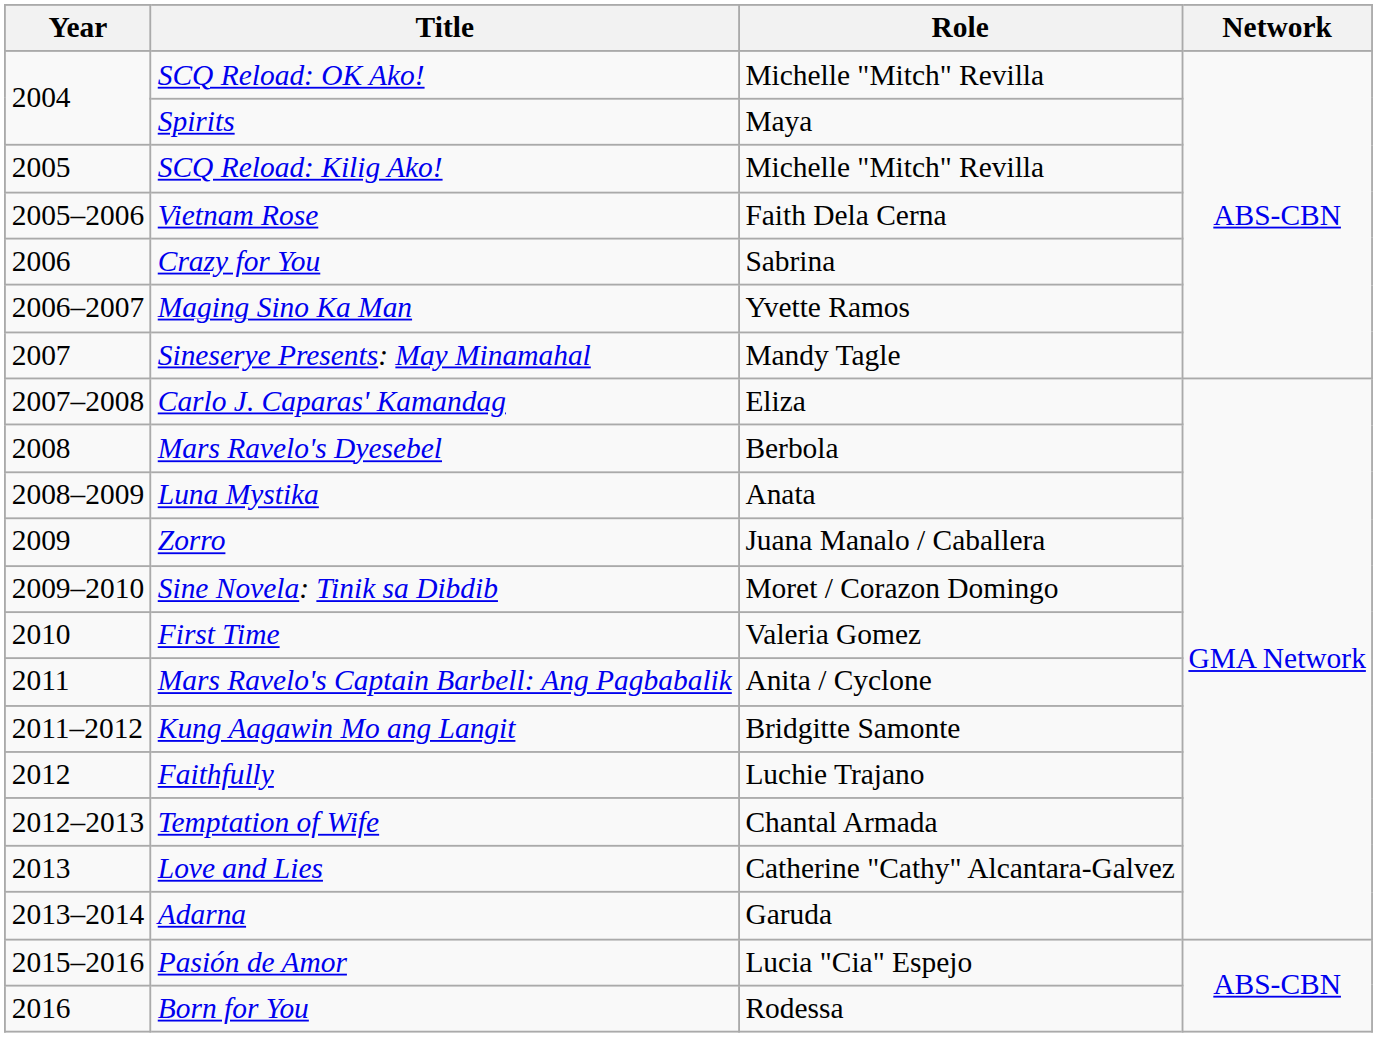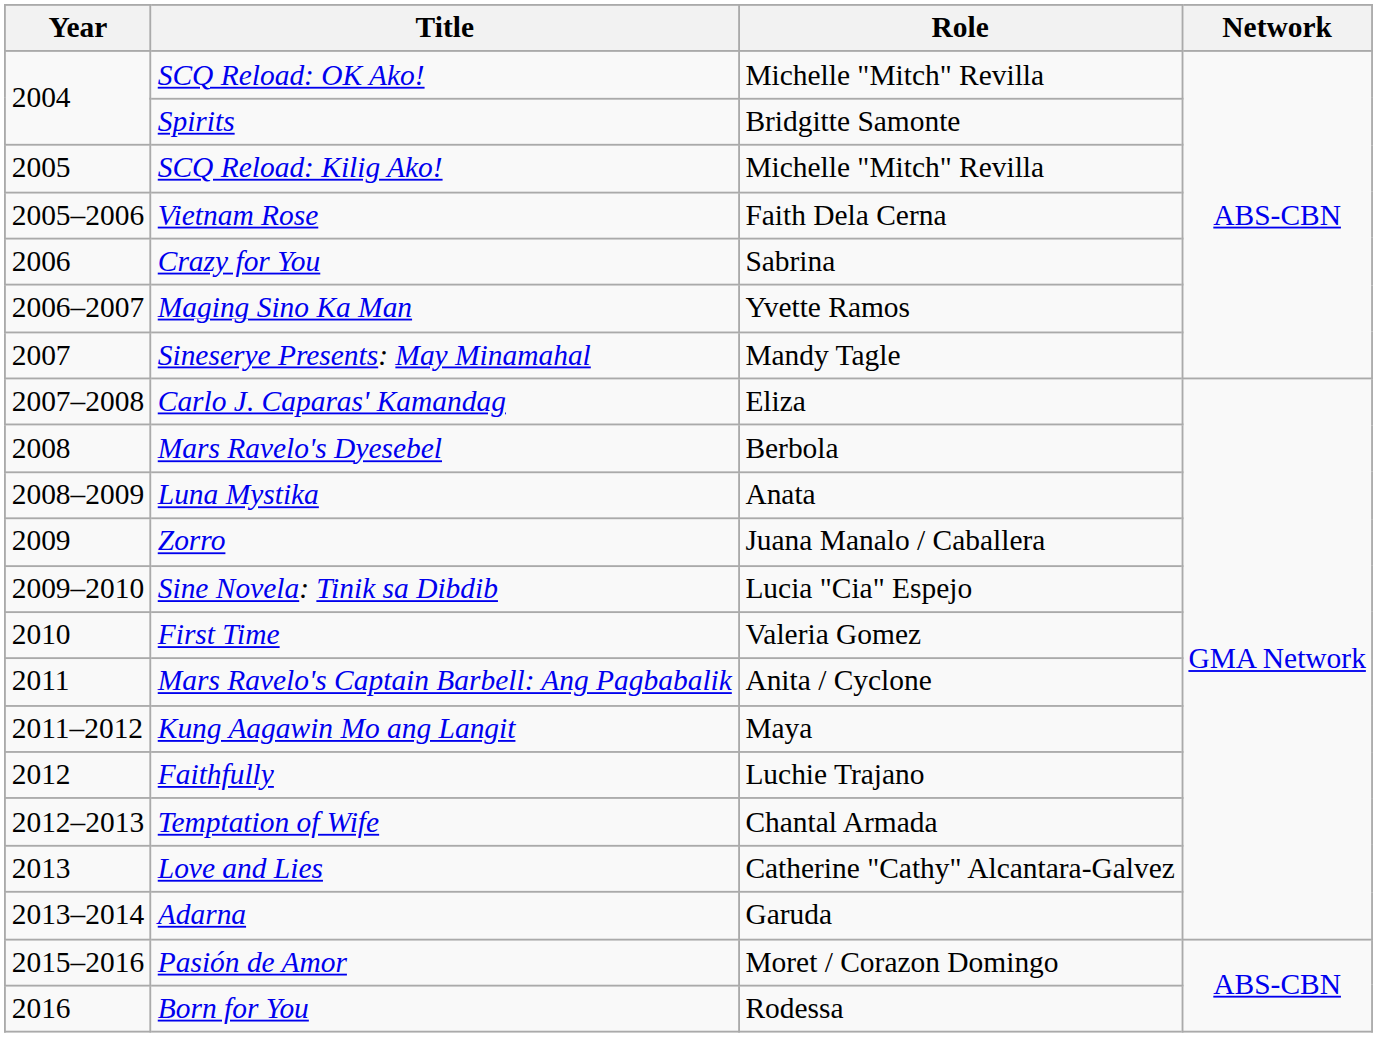(779, 121) Maya -> (853, 121) Bridgitte Samonte
(902, 588) Moret / Corazon Domingo -> (859, 588) Lucia "Cia" Espejo
(853, 728) Bridgitte Samonte -> (779, 728) Maya
(859, 961) Lucia "Cia" Espejo -> (902, 961) Moret / Corazon Domingo
